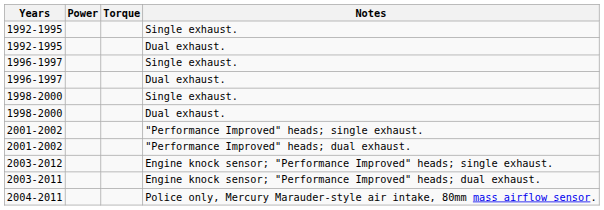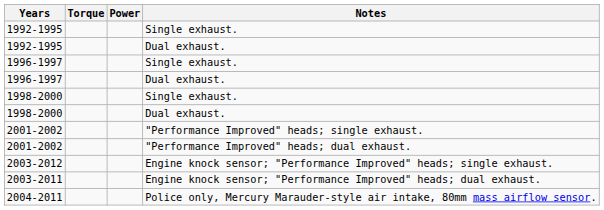columns swapped: (83, 13) <-> (122, 13)
